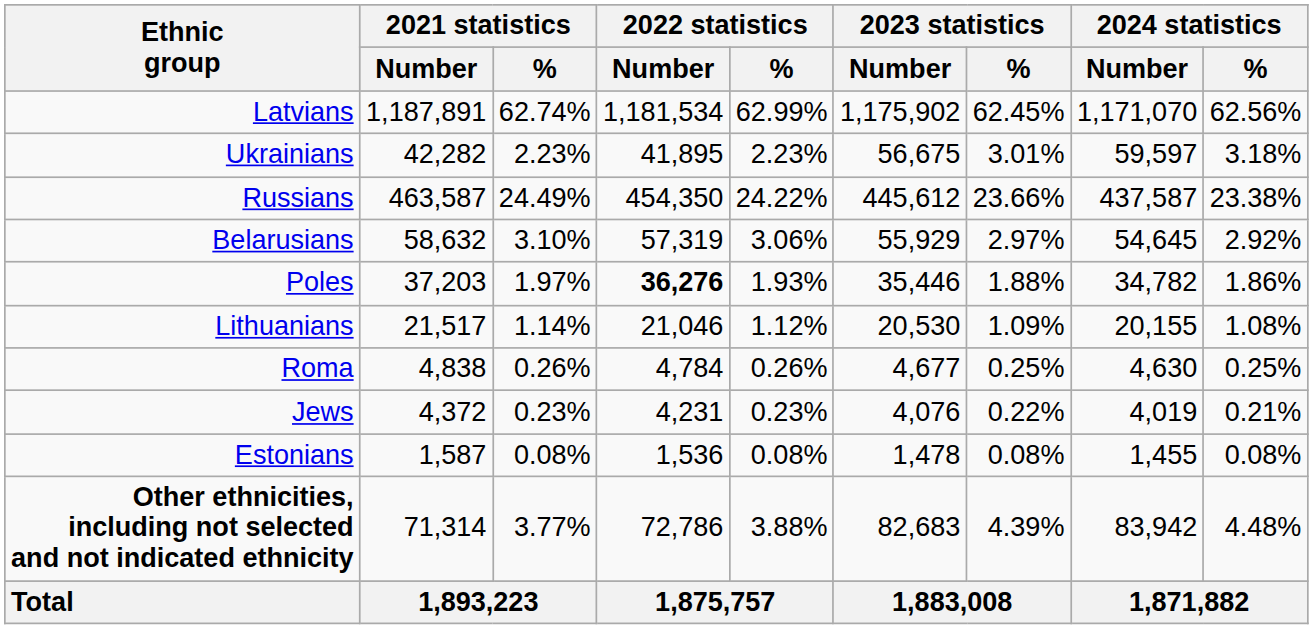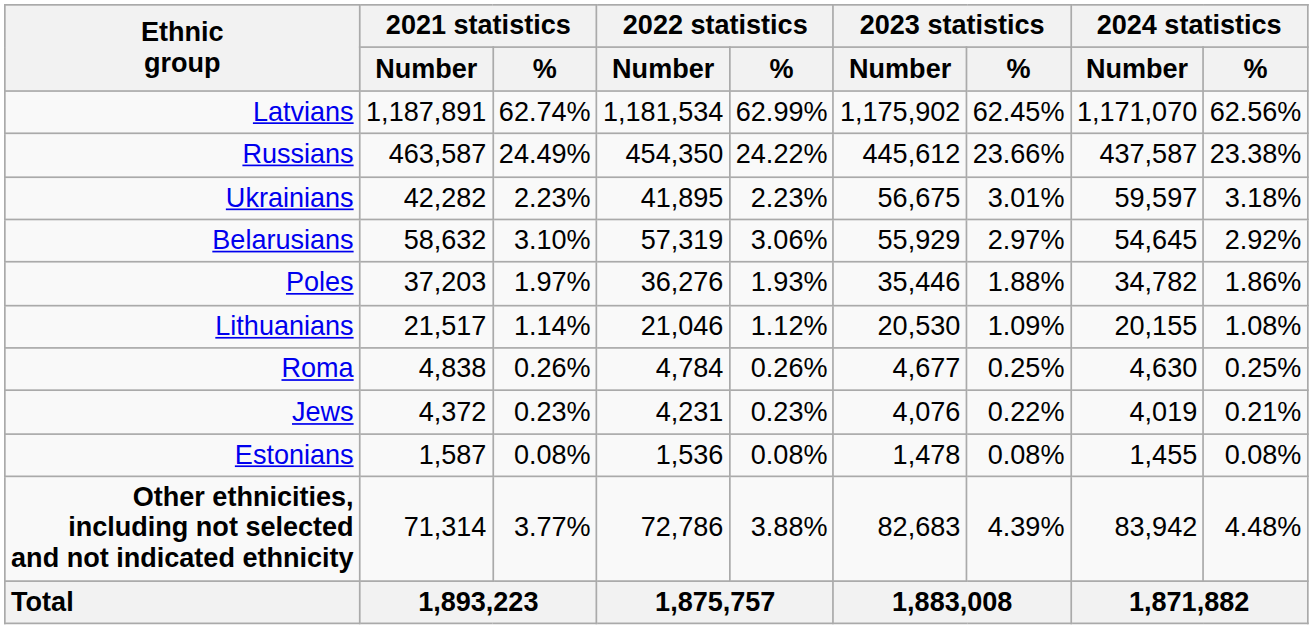rows swapped: (298, 197) <-> (290, 154)
(682, 283) bold -> (682, 283) normal
